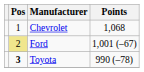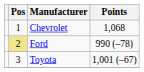(114, 44) 1,001 (–67) -> (114, 44) 990 (–78)
(18, 59) bold -> (18, 59) normal
(114, 59) 990 (–78) -> (114, 59) 1,001 (–67)
